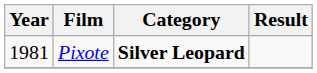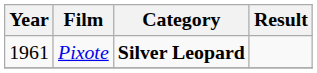(29, 51) 1981 -> (29, 51) 1961
